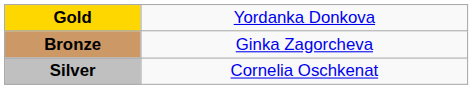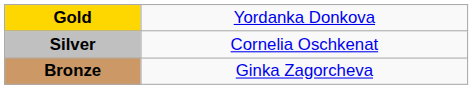rows swapped: (73, 71) <-> (73, 44)
